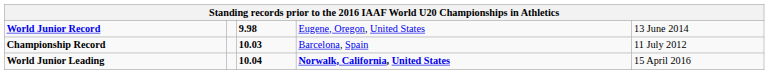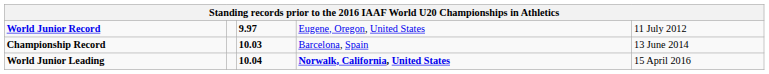(248, 28) 9.98 -> (248, 28) 9.97
(661, 28) 13 June 2014 -> (660, 28) 11 July 2012
(660, 45) 11 July 2012 -> (661, 45) 13 June 2014
